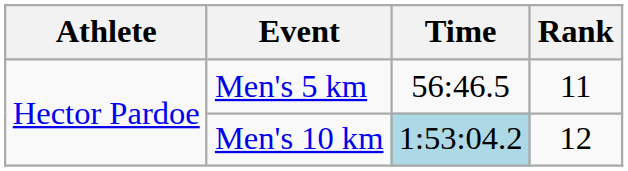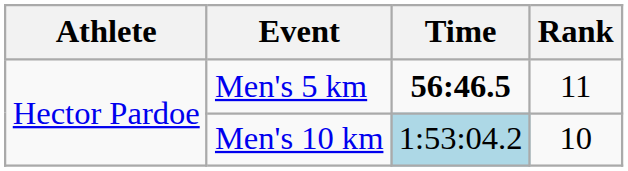(461, 85) normal -> (461, 85) bold
(576, 139) 12 -> (576, 139) 10
